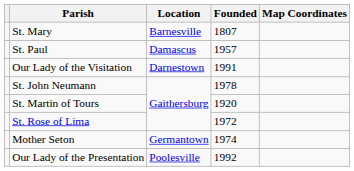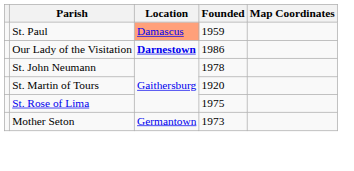- row: (32, 31)
(173, 49) no background -> (160, 31) lightsalmon background
(225, 49) 1957 -> (213, 31) 1959
(177, 67) normal -> (166, 49) bold
(225, 67) 1991 -> (213, 49) 1986
(225, 121) 1972 -> (213, 103) 1975
(225, 139) 1974 -> (213, 121) 1973
- row: (78, 157)
